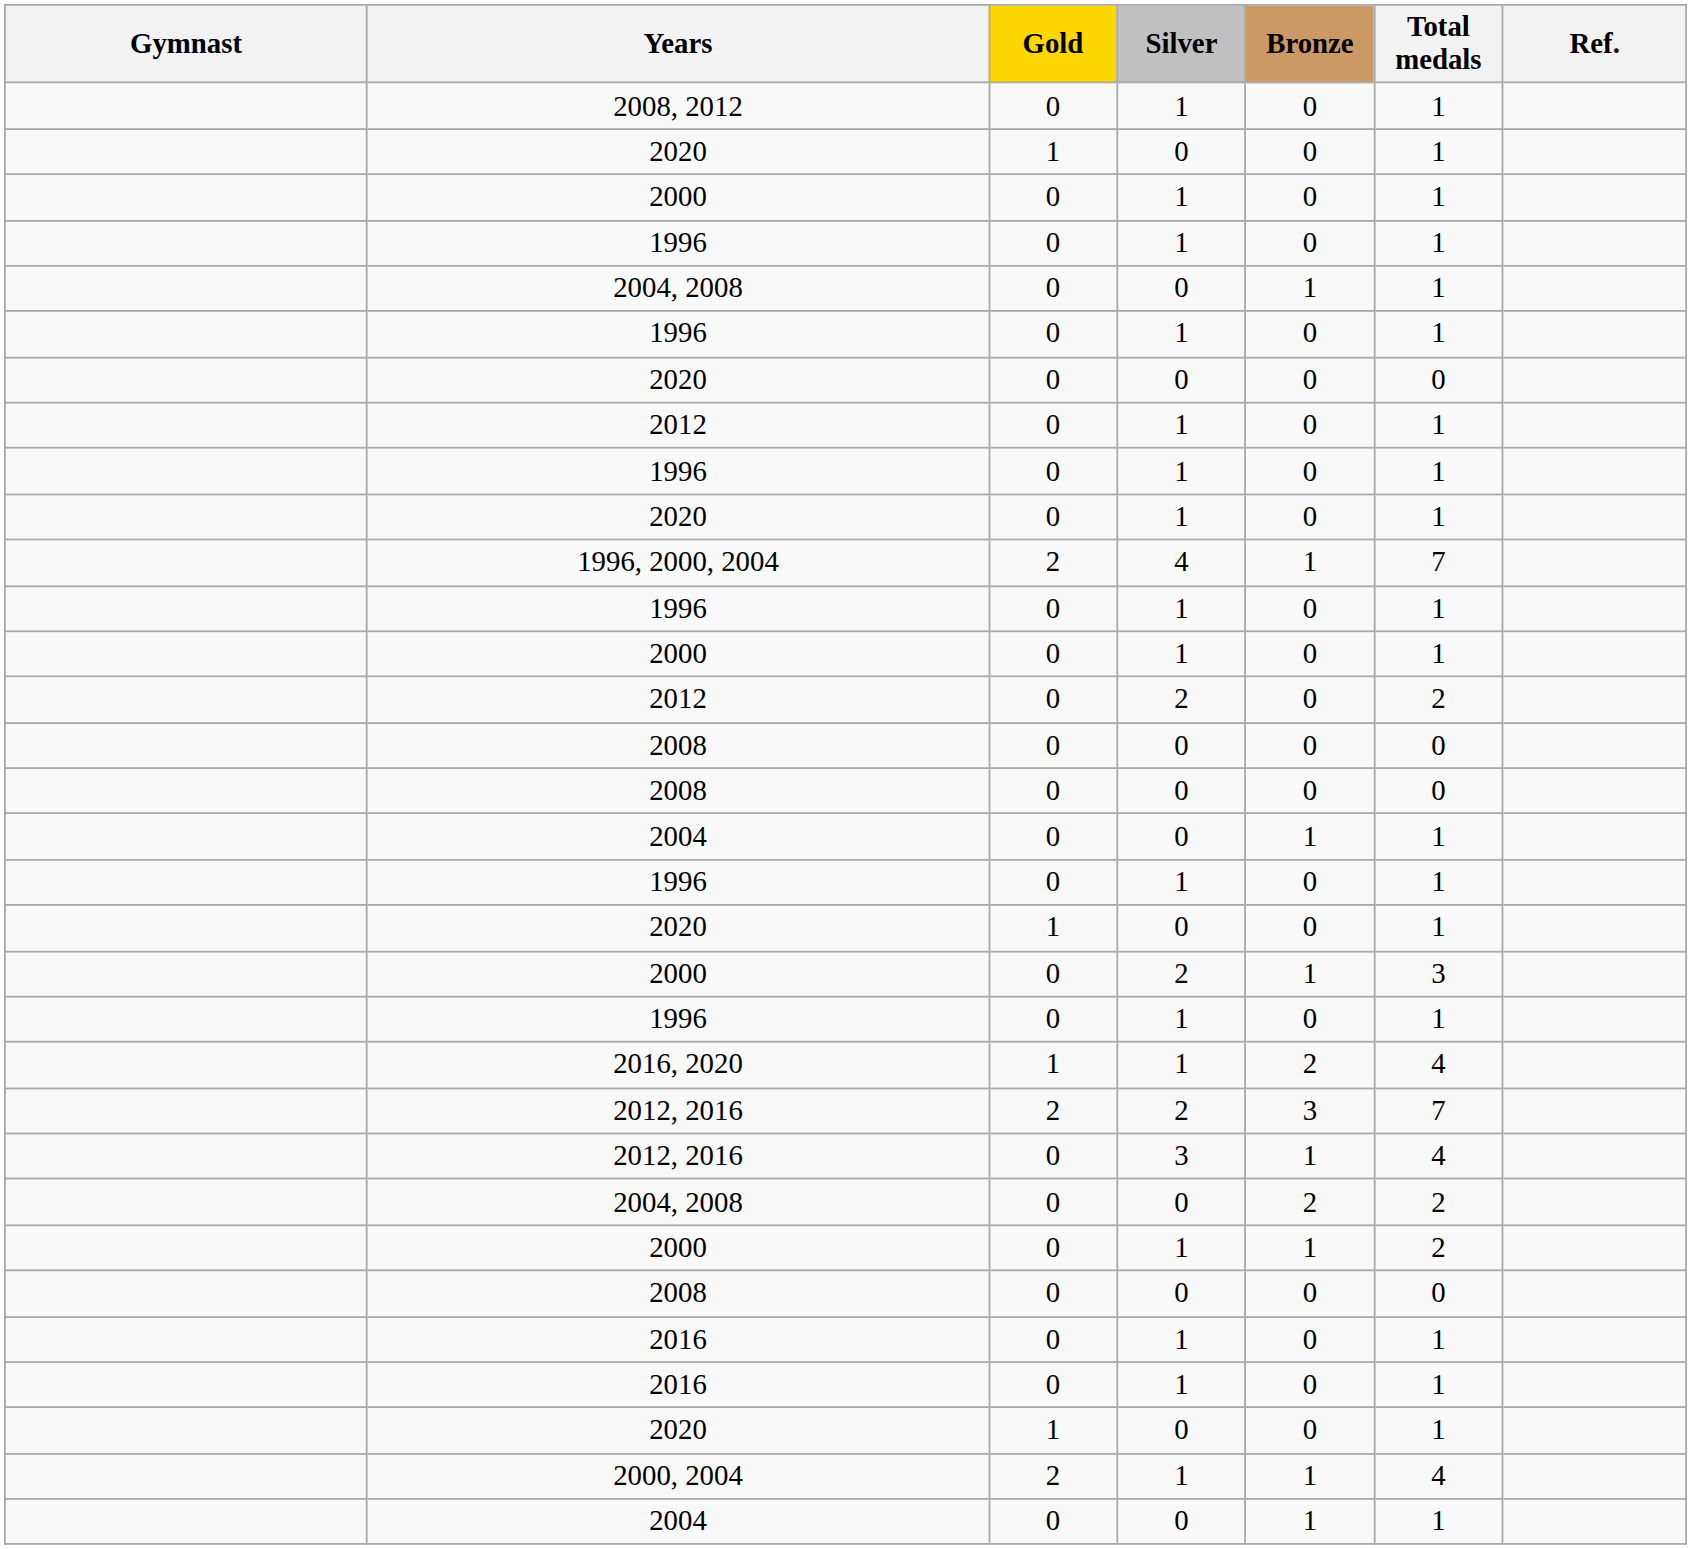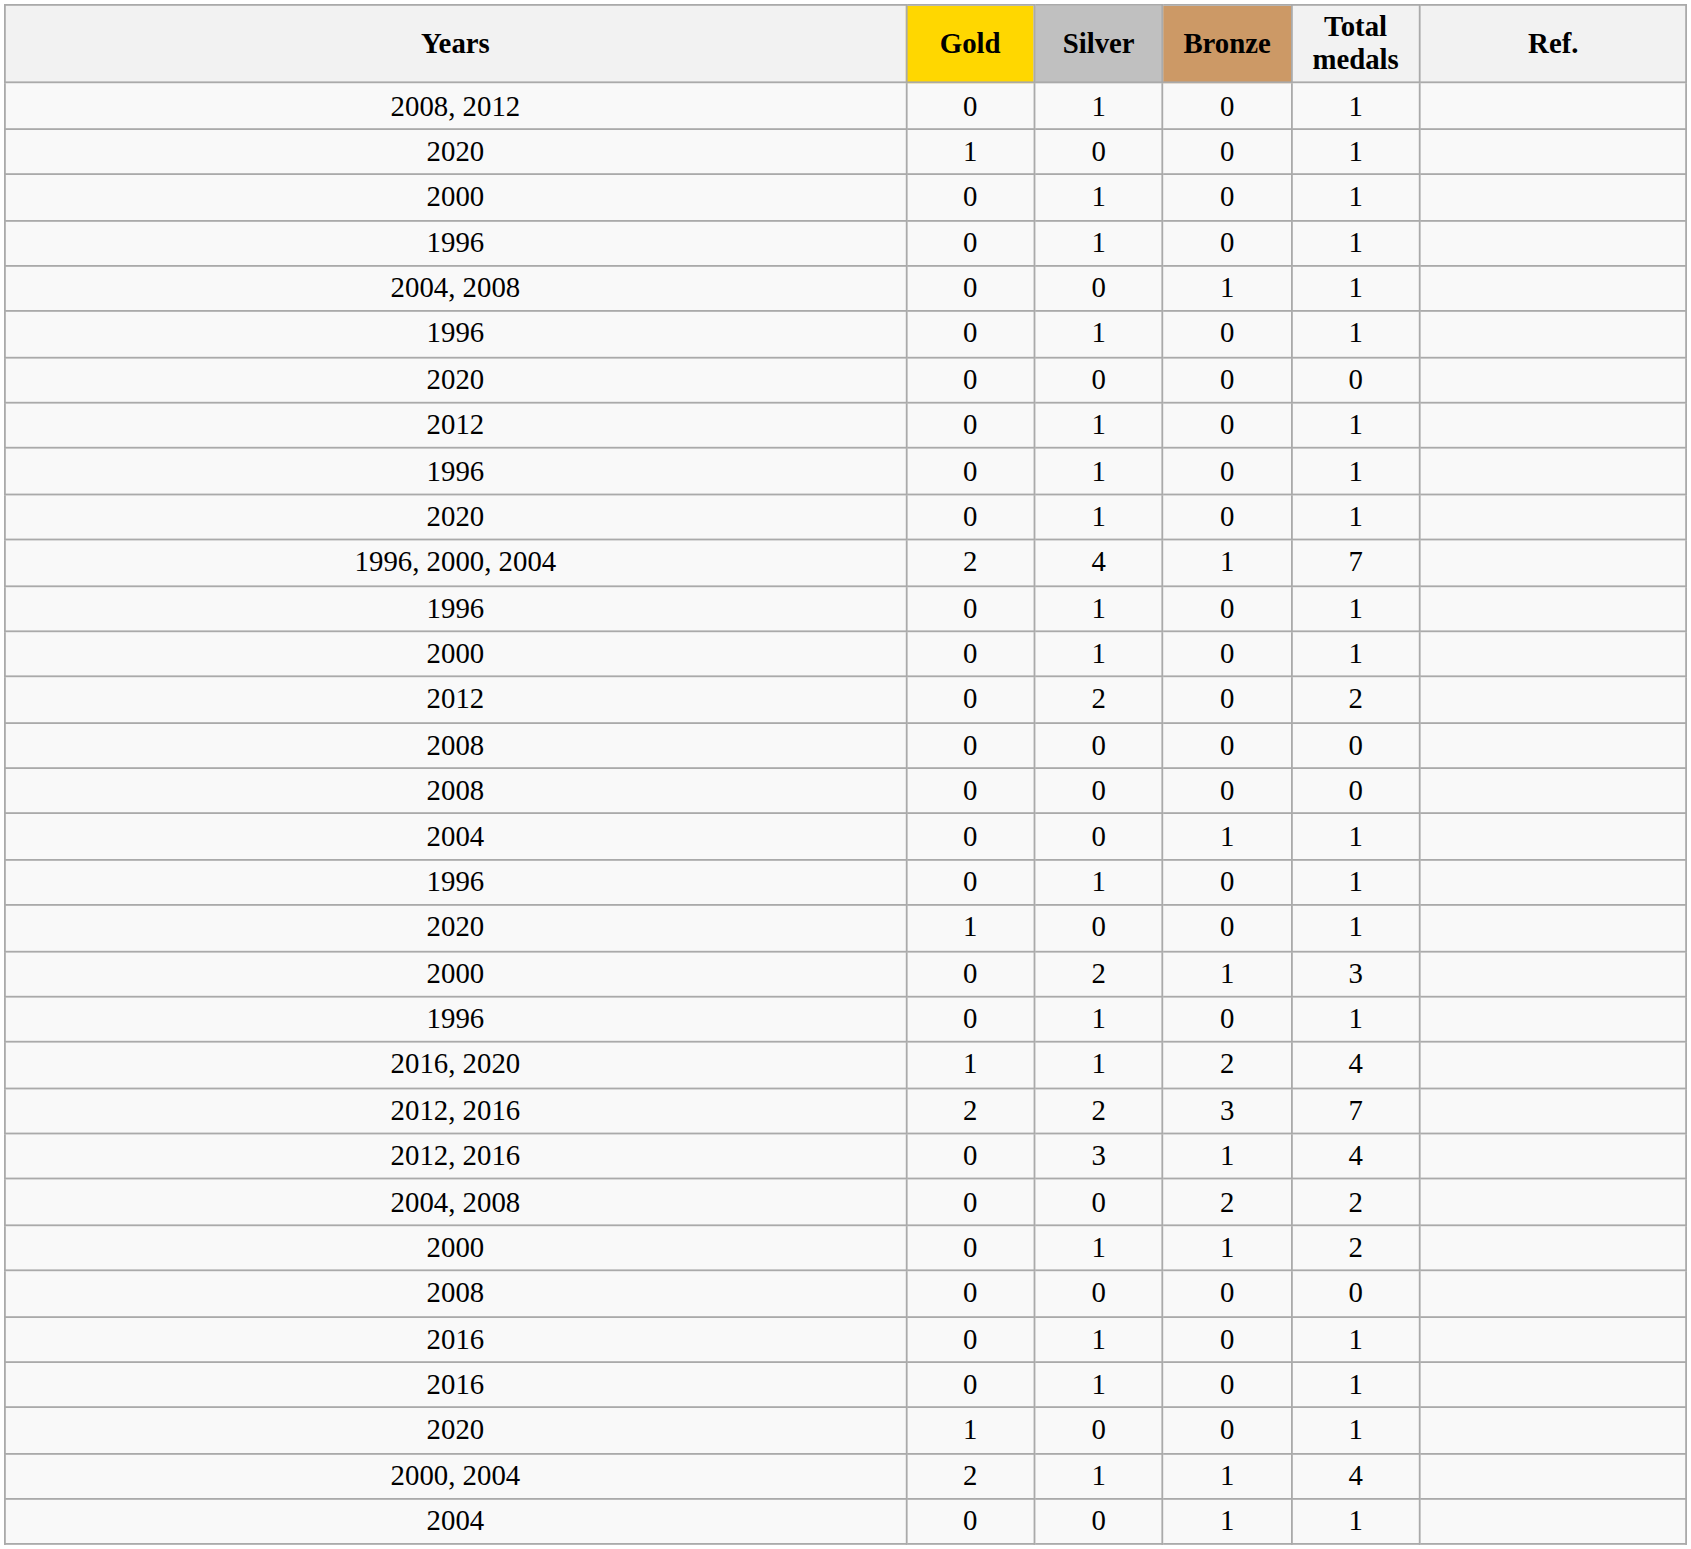- column: (186, 43)
